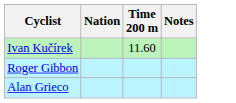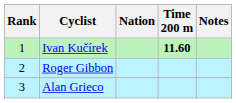+ column: (22, 21)
(142, 48) normal -> (177, 48) bold
